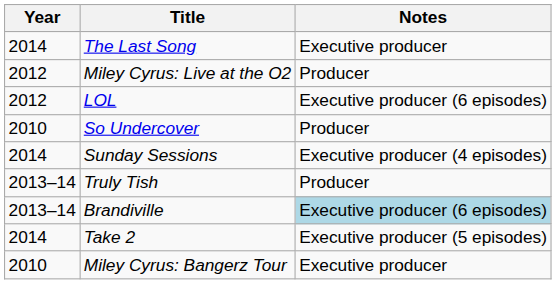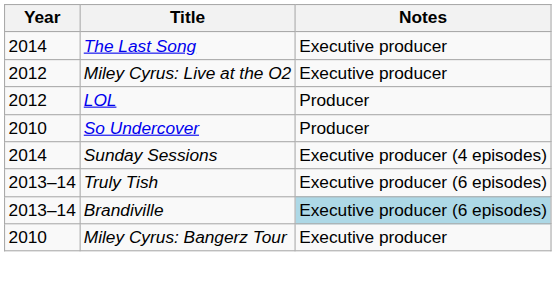(334, 73) Producer -> (373, 73) Executive producer
(423, 100) Executive producer (6 episodes) -> (334, 100) Producer
(334, 182) Producer -> (423, 182) Executive producer (6 episodes)
- row: (109, 237)
